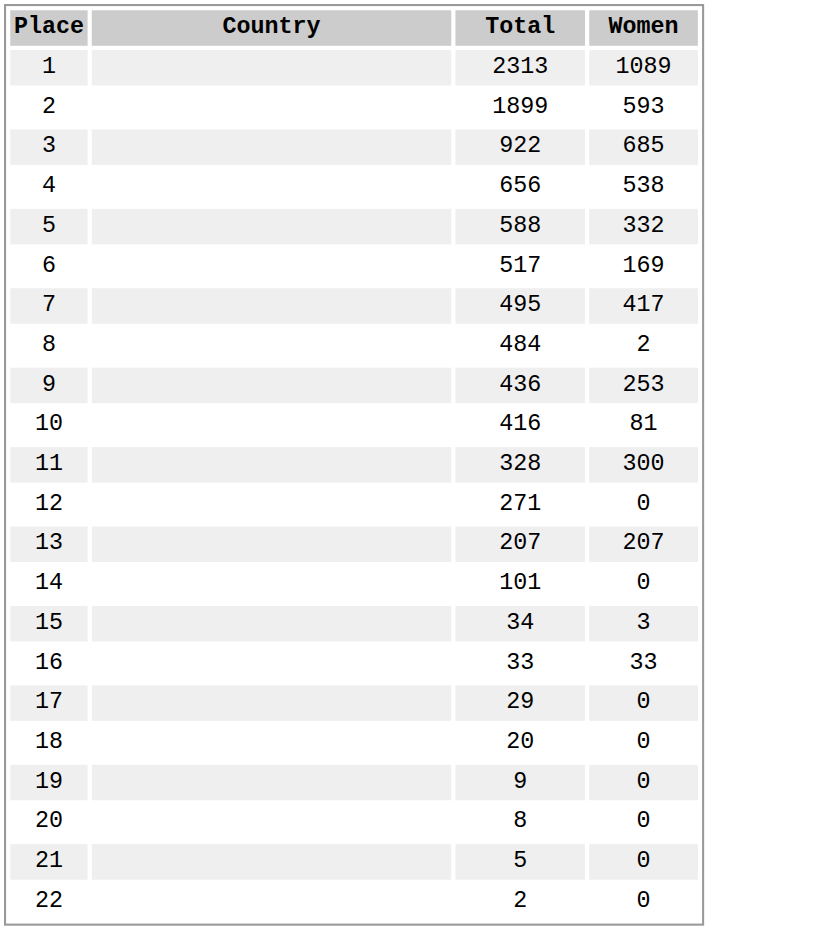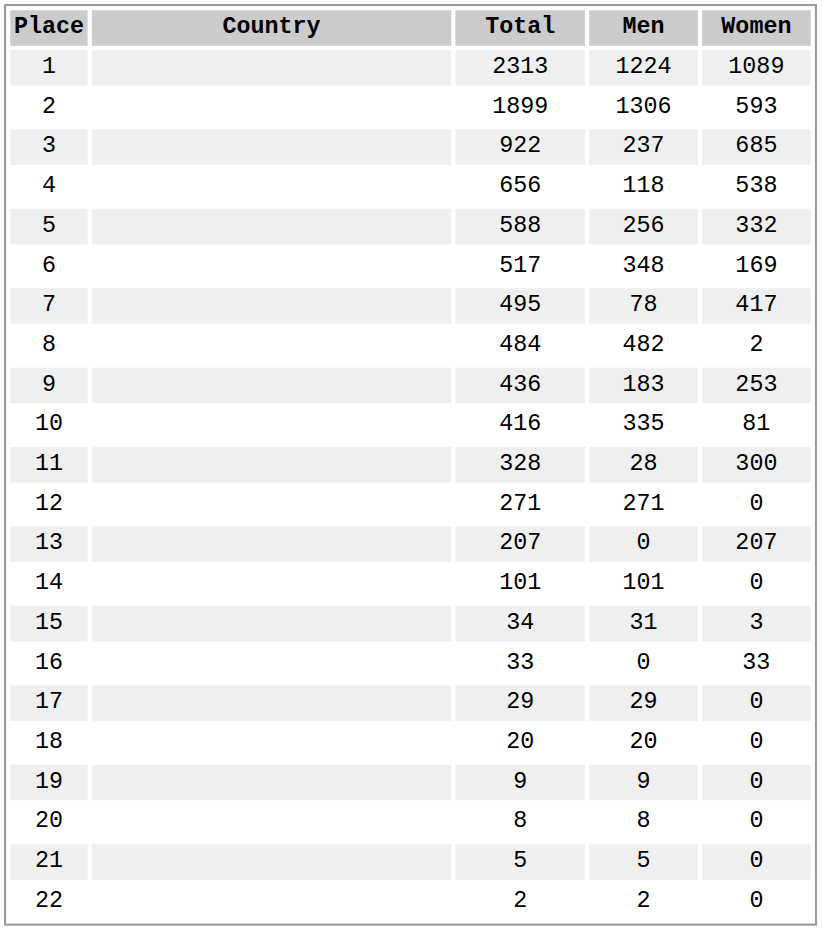+ column: (644, 27)
